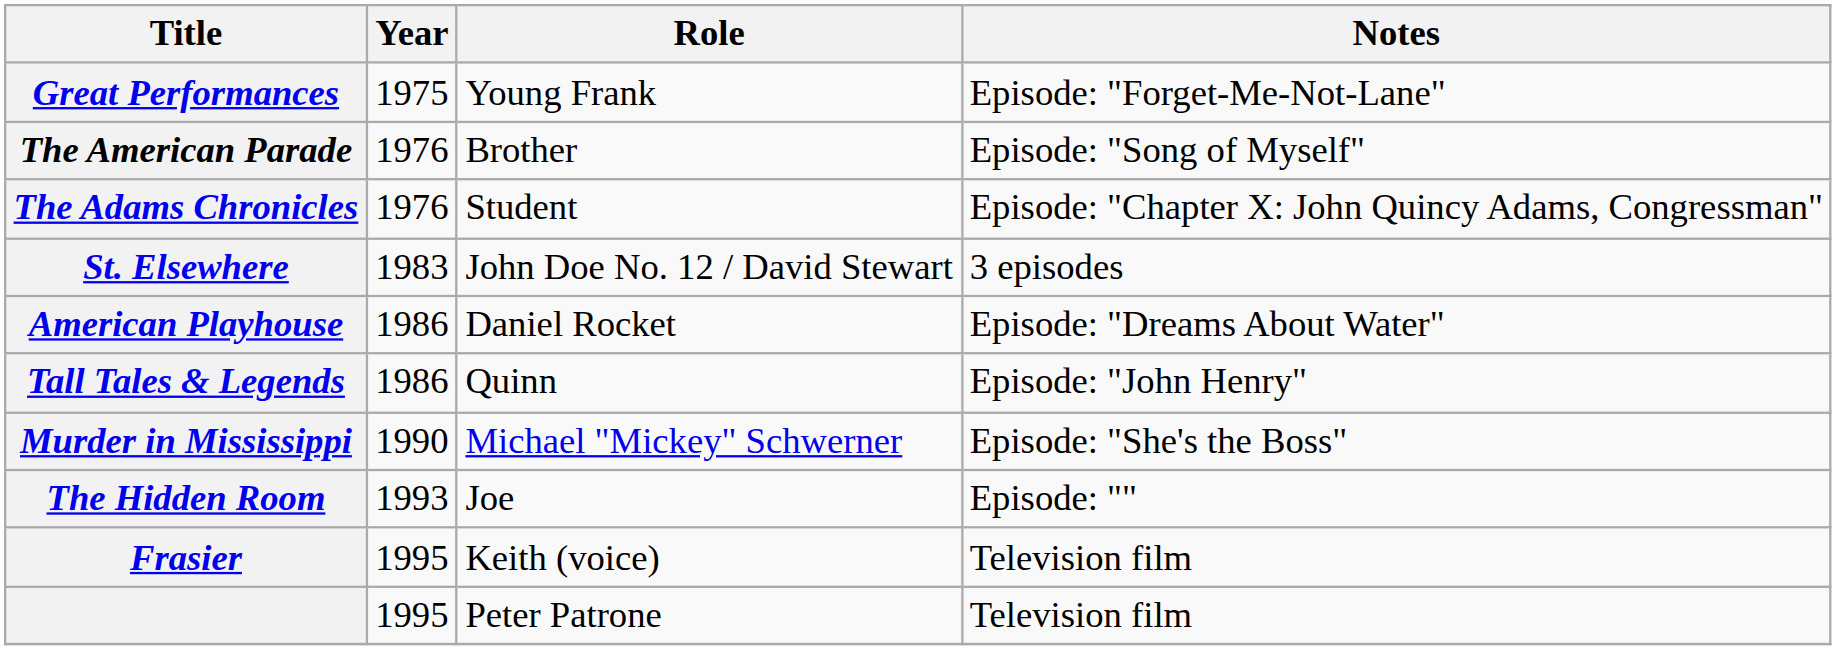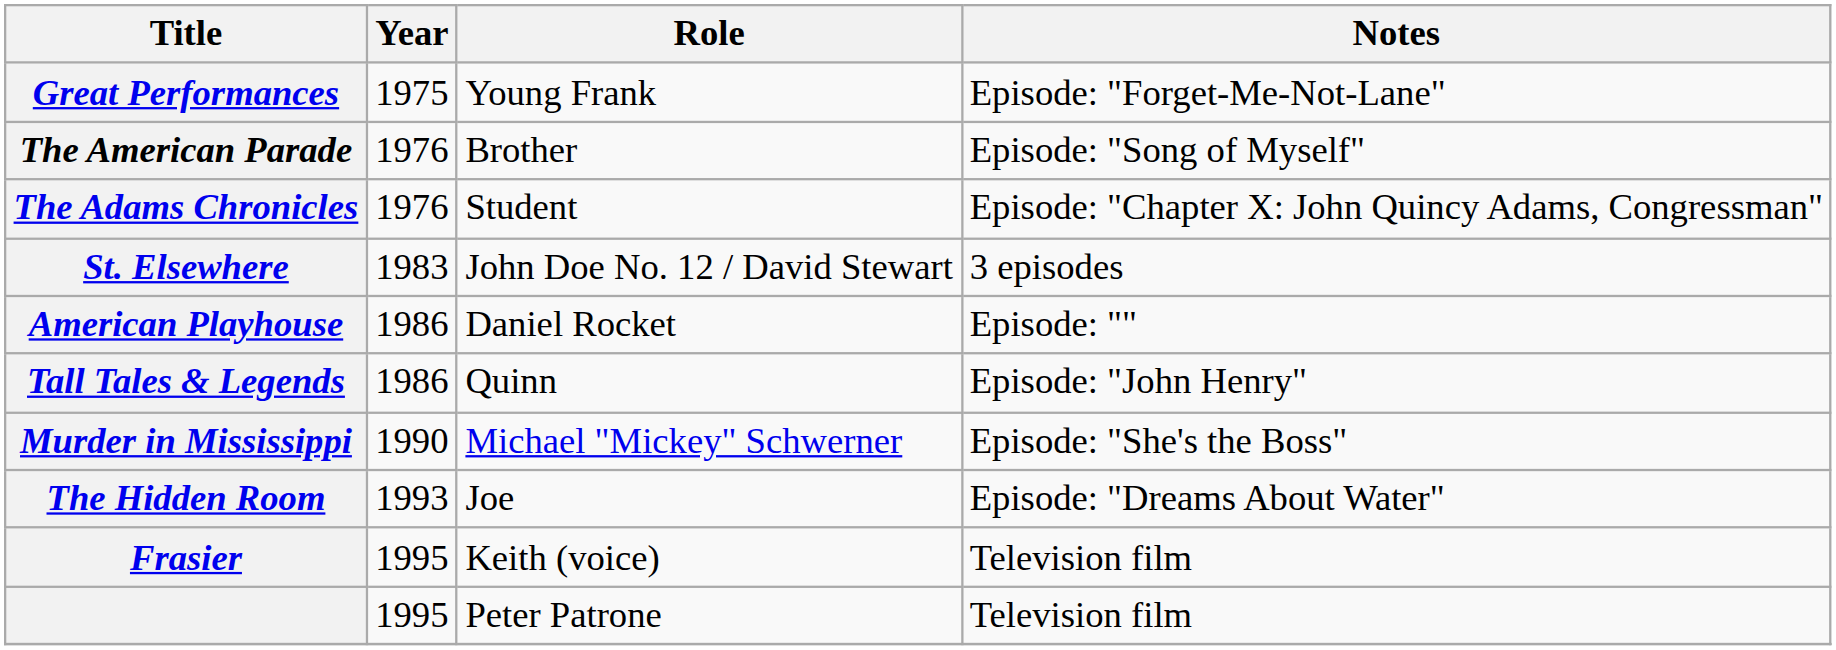(1207, 324) Episode: "Dreams About Water" -> (1053, 324) Episode: ""
(1053, 498) Episode: "" -> (1207, 498) Episode: "Dreams About Water"
